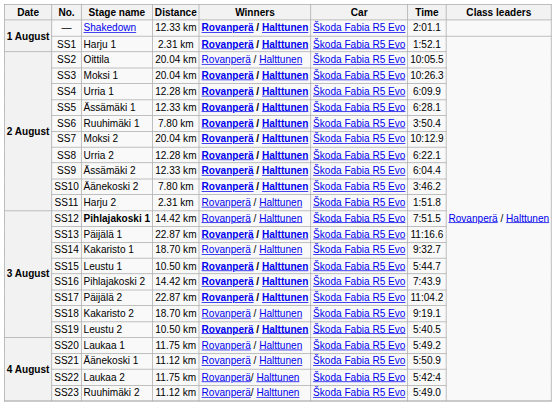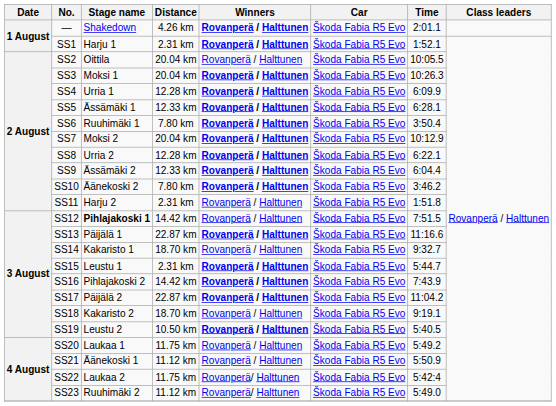(176, 28) 12.33 km -> (176, 28) 4.26 km
(176, 266) 10.50 km -> (176, 266) 2.31 km
